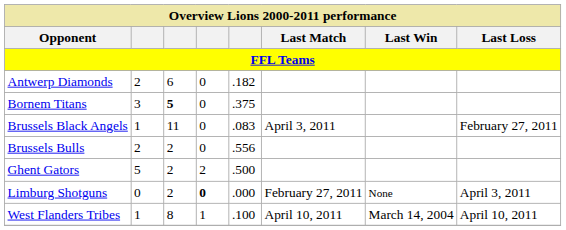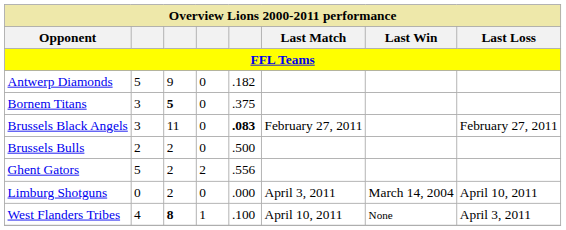(137, 81) 2 -> (137, 81) 5
(170, 81) 6 -> (170, 81) 9
(137, 125) 1 -> (137, 125) 3
(244, 125) normal -> (244, 125) bold
(300, 125) April 3, 2011 -> (313, 125) February 27, 2011
(244, 148) .556 -> (244, 148) .500
(244, 170) .500 -> (244, 170) .556
(203, 192) bold -> (203, 192) normal
(313, 192) February 27, 2011 -> (300, 192) April 3, 2011
(381, 193) None -> (411, 192) March 14, 2004
(495, 192) April 3, 2011 -> (499, 192) April 10, 2011
(137, 214) 1 -> (137, 214) 4
(170, 214) normal -> (170, 214) bold
(411, 214) March 14, 2004 -> (381, 215) None
(499, 214) April 10, 2011 -> (495, 214) April 3, 2011
